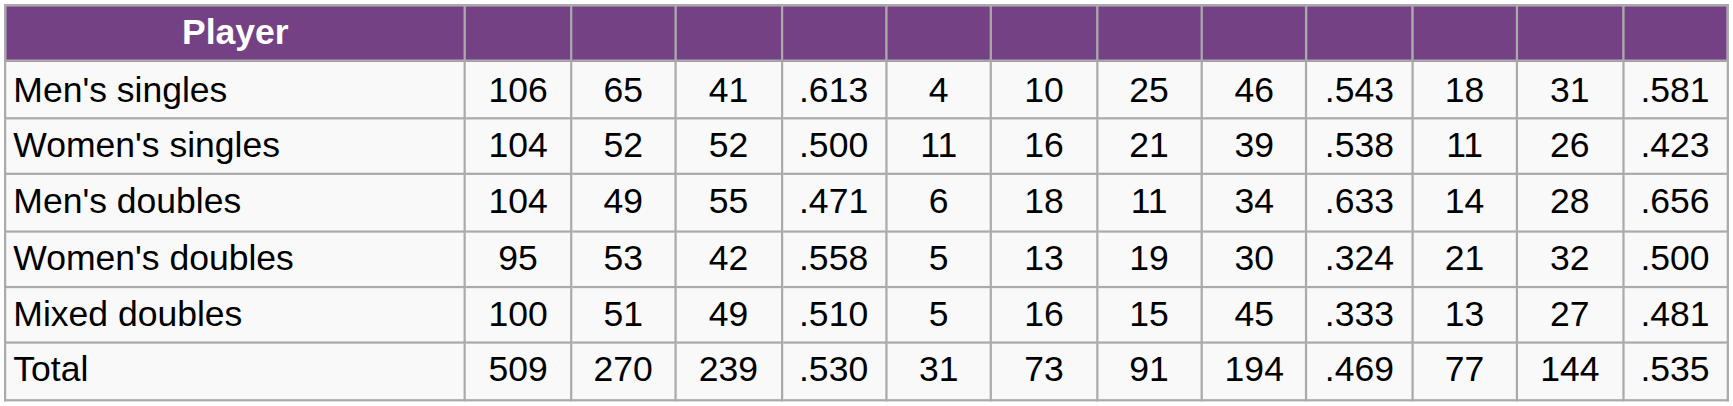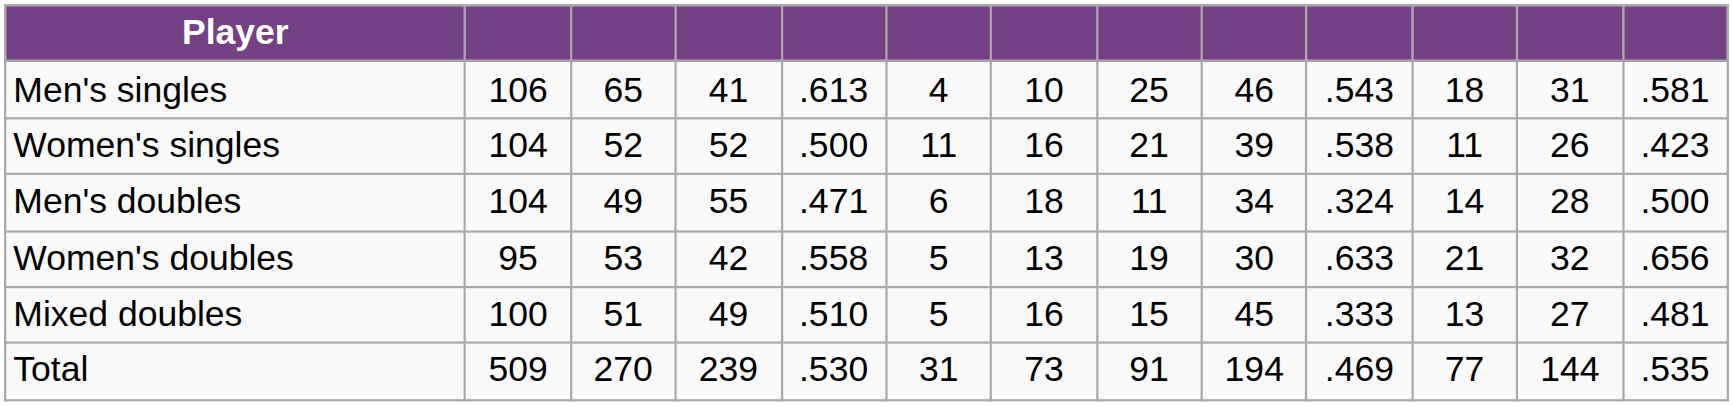(1359, 201) .633 -> (1359, 201) .324
(1675, 201) .656 -> (1675, 201) .500
(1359, 257) .324 -> (1359, 257) .633
(1675, 257) .500 -> (1675, 257) .656
